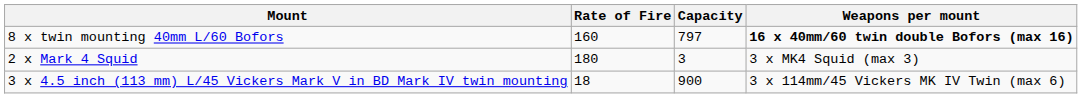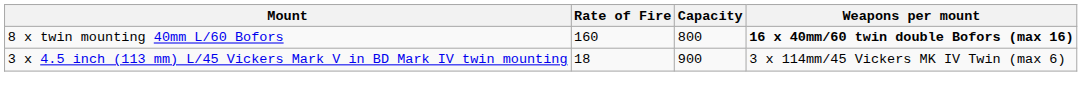(690, 38) 797 -> (690, 38) 800
- row: (73, 60)
